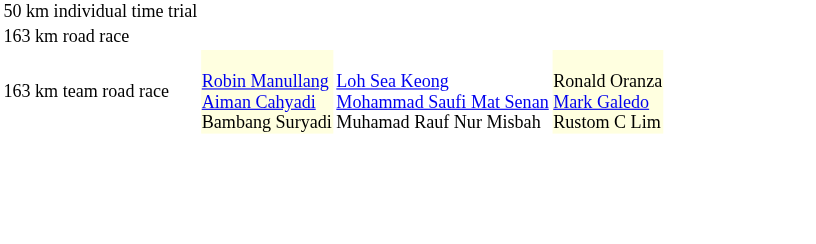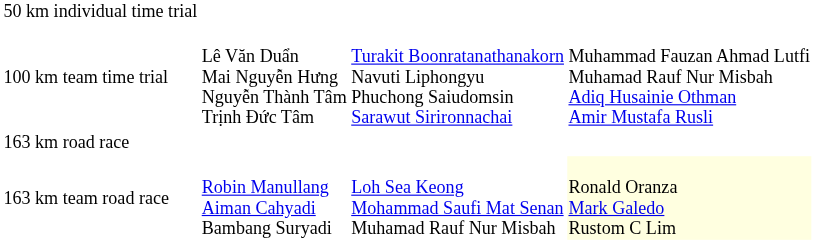+ row: (86, 77)
(267, 101) lightyellow background -> (267, 208) no background
